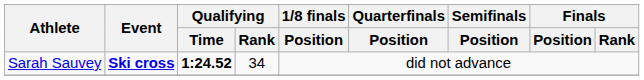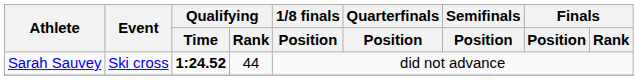(141, 63) bold -> (138, 63) normal
(257, 63) 34 -> (251, 63) 44
